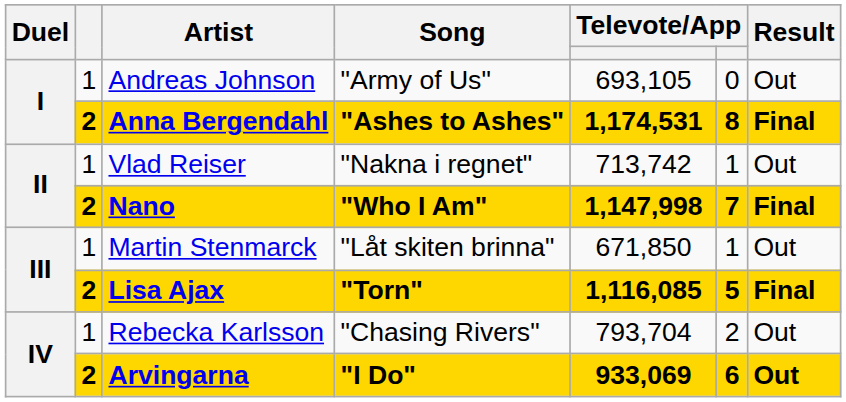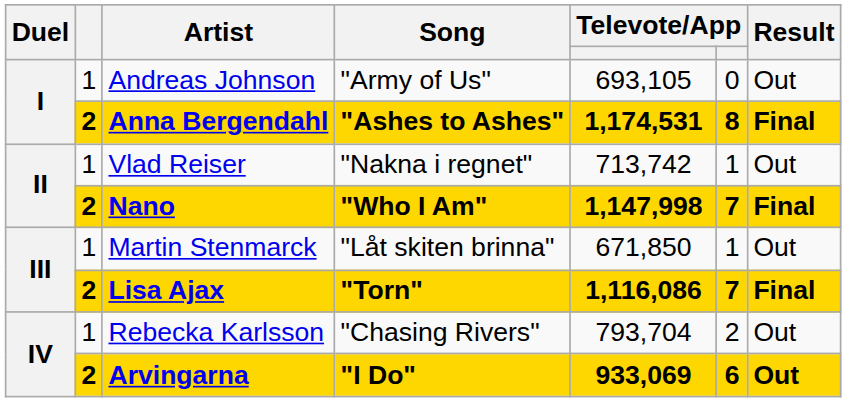(644, 290) 1,116,085 -> (644, 290) 1,116,086
(732, 290) 5 -> (732, 290) 7
